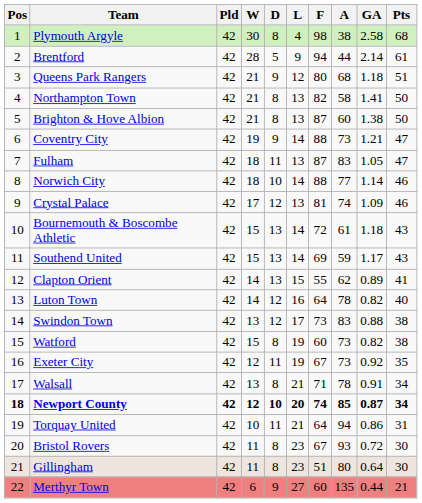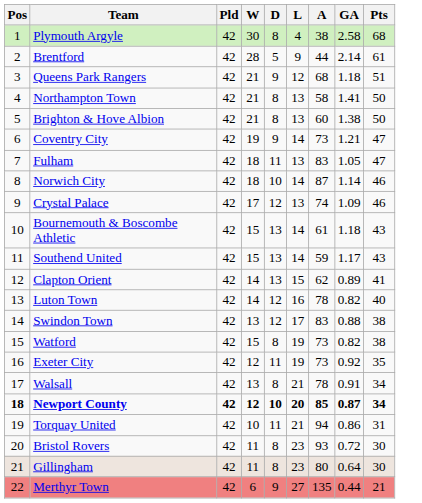- column: (320, 14)
(344, 181) 77 -> (322, 181) 87
